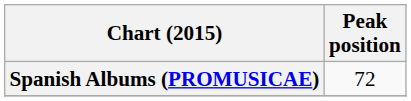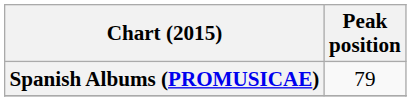(365, 78) 72 -> (365, 78) 79
